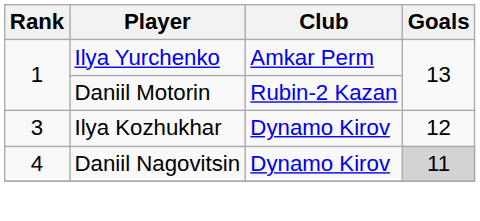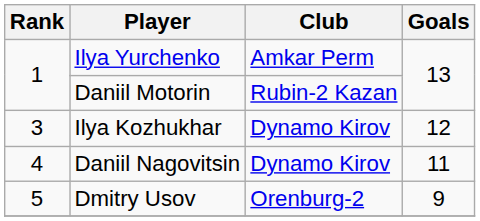(439, 163) lightgrey background -> (439, 163) no background
+ row: (135, 198)
